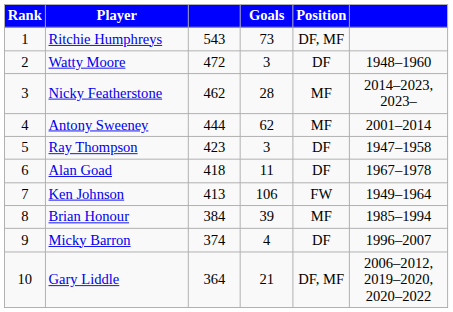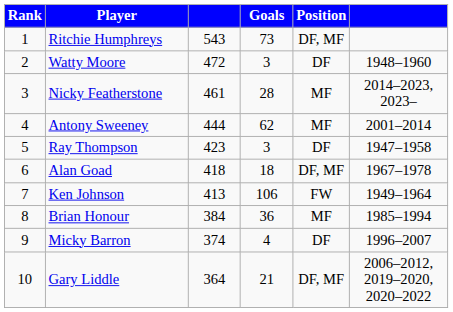(214, 93) 462 -> (214, 93) 461
(267, 170) 11 -> (267, 170) 18
(321, 170) DF -> (321, 170) DF, MF
(267, 217) 39 -> (267, 217) 36
